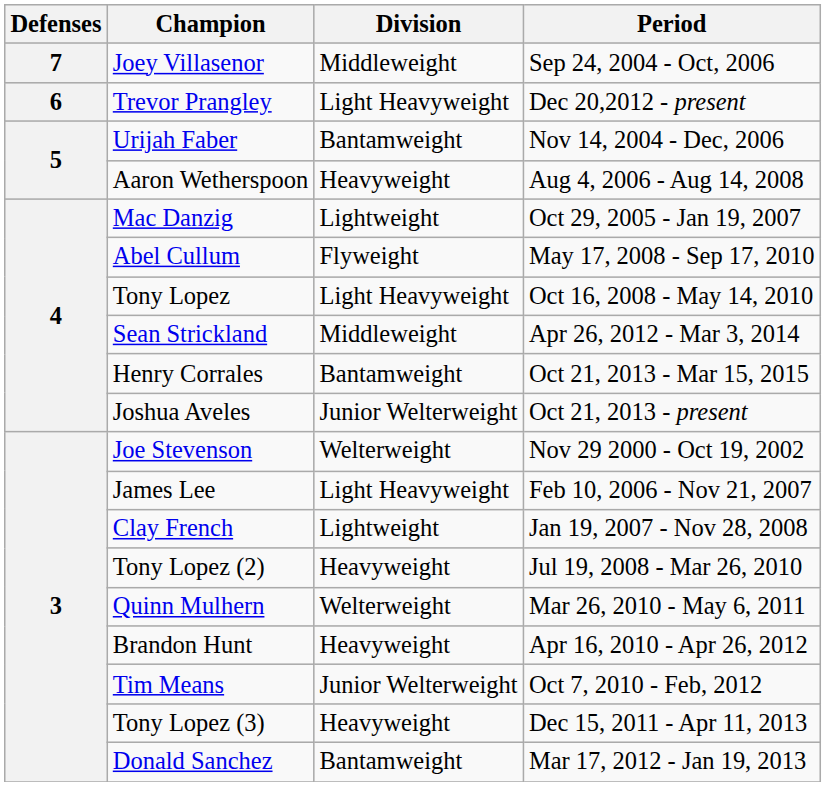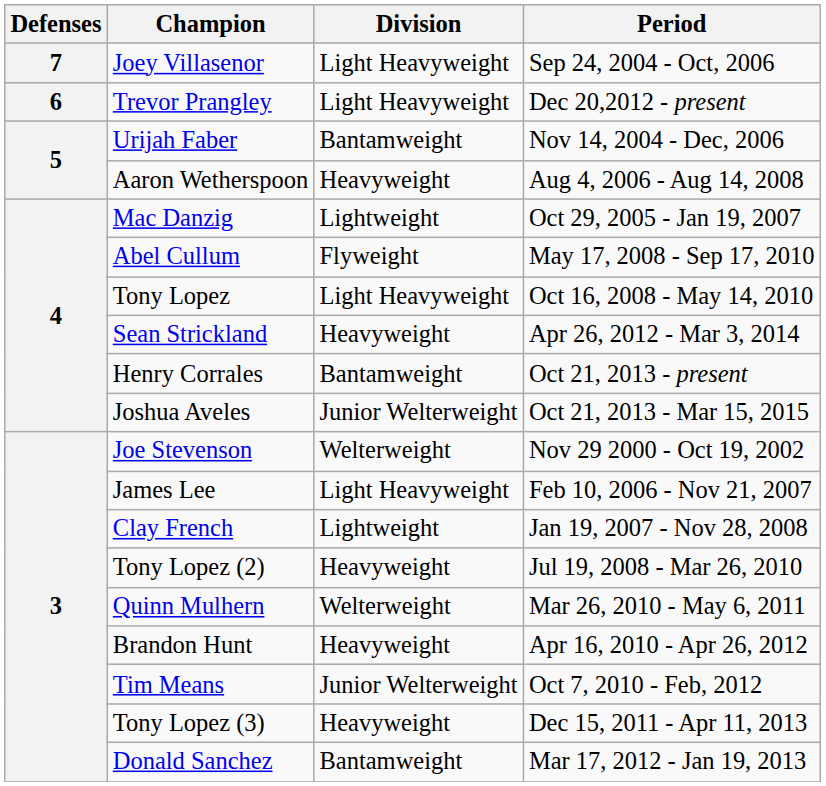(388, 62) Middleweight -> (414, 62) Light Heavyweight
(388, 334) Middleweight -> (385, 334) Heavyweight
(669, 373) Oct 21, 2013 - Mar 15, 2015 -> (638, 373) Oct 21, 2013 - present
(638, 412) Oct 21, 2013 - present -> (669, 412) Oct 21, 2013 - Mar 15, 2015
